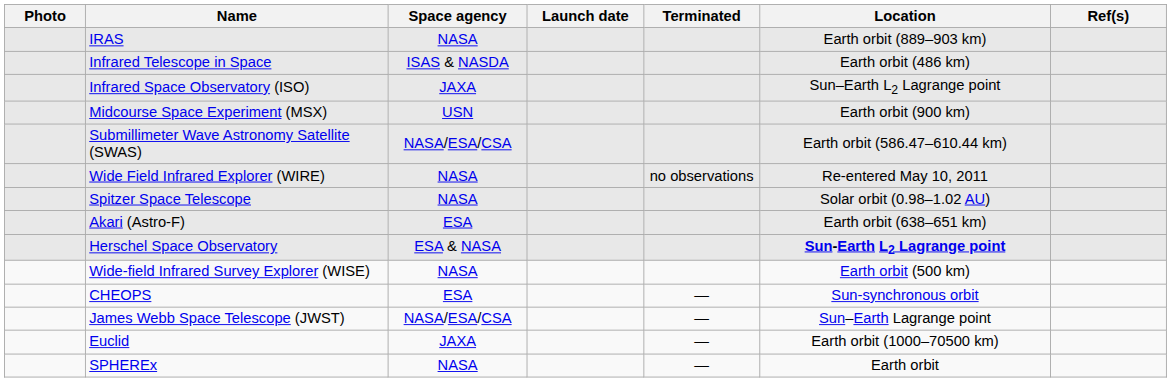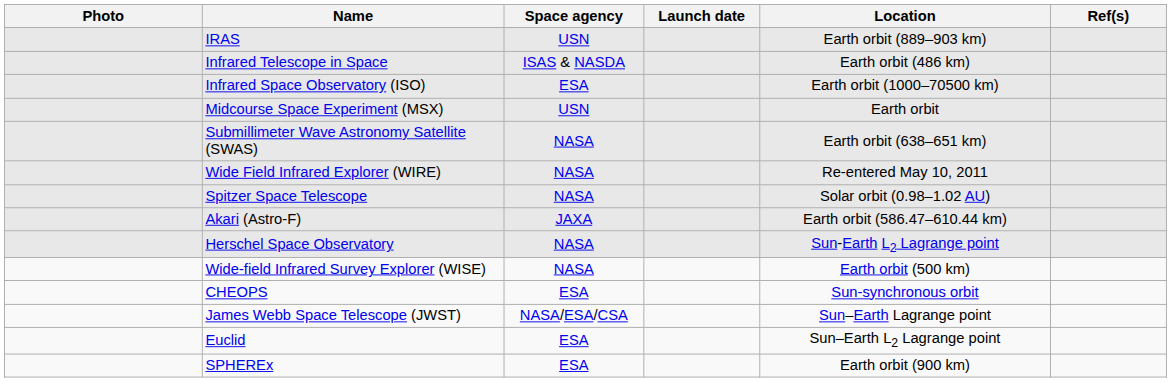- column: (702, 16)
(458, 39) NASA -> (574, 39) USN
(458, 87) JAXA -> (574, 86) ESA
(905, 88) Sun–Earth L2 Lagrange point -> (905, 86) Earth orbit (1000–70500 km)
(905, 112) Earth orbit (900 km) -> (905, 109) Earth orbit
(458, 144) NASA/ESA/CSA -> (574, 141) NASA
(905, 144) Earth orbit (586.47–610.44 km) -> (905, 141) Earth orbit (638–651 km)
(458, 222) ESA -> (574, 219) JAXA
(905, 222) Earth orbit (638–651 km) -> (905, 219) Earth orbit (586.47–610.44 km)
(458, 247) ESA & NASA -> (574, 244) NASA
(905, 247) bold -> (905, 244) normal
(458, 342) JAXA -> (574, 340) ESA
(905, 342) Earth orbit (1000–70500 km) -> (905, 341) Sun–Earth L2 Lagrange point
(458, 365) NASA -> (574, 365) ESA
(905, 365) Earth orbit -> (905, 365) Earth orbit (900 km)
